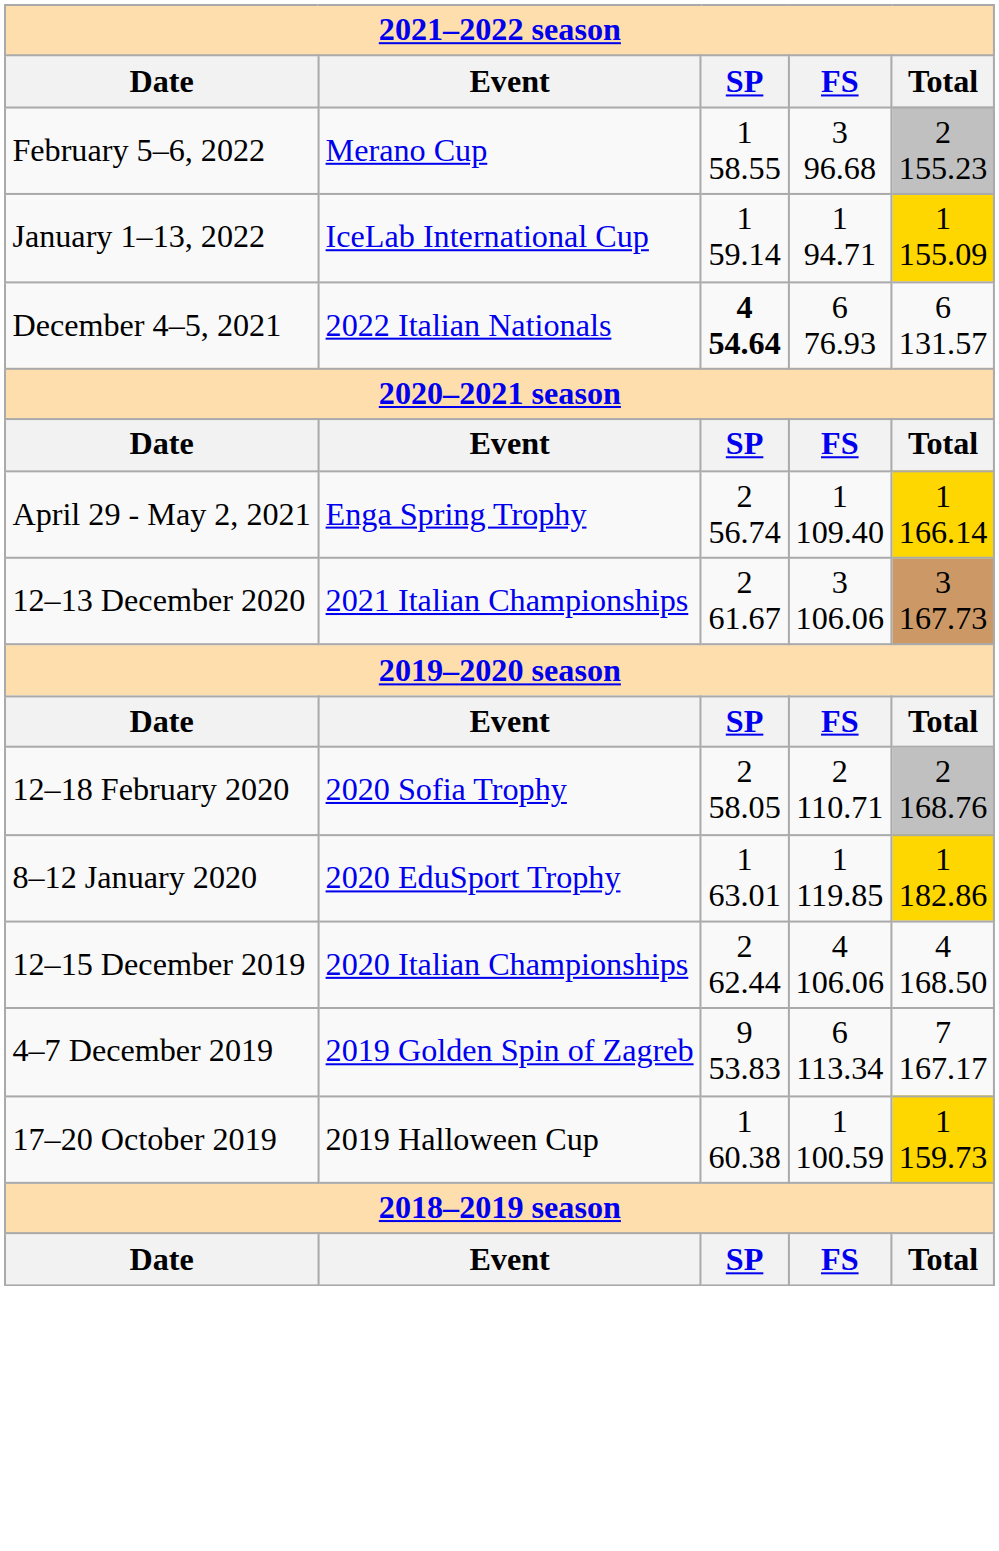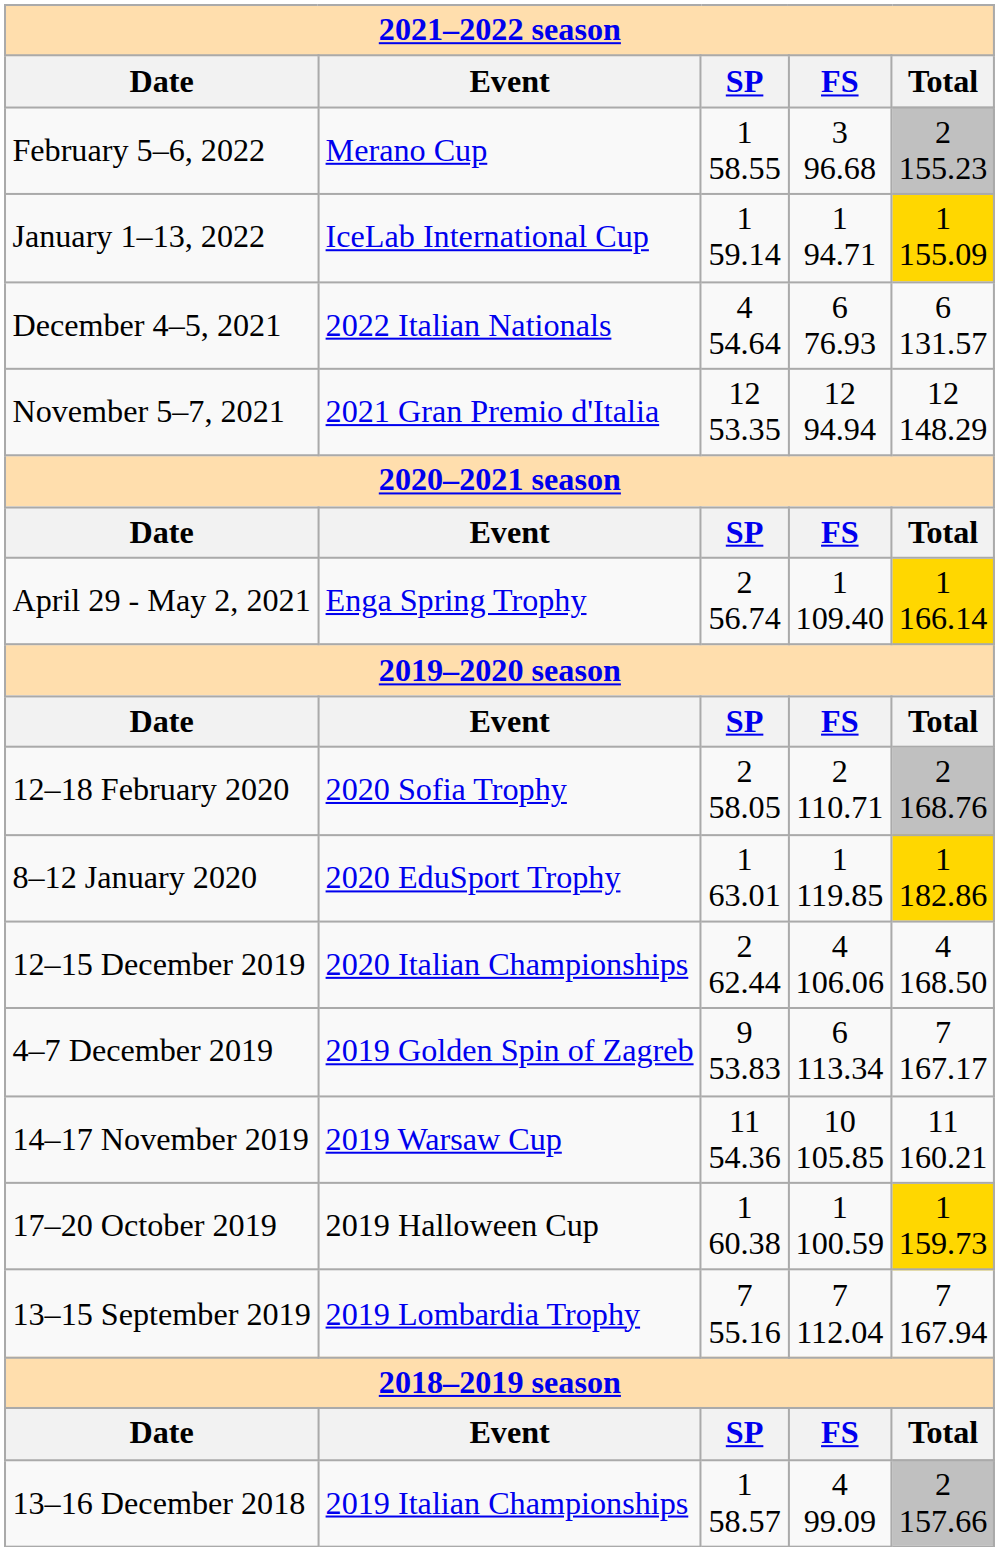(745, 324) bold -> (745, 324) normal
+ row: (149, 411)
- row: (159, 600)
+ row: (161, 1138)
+ row: (162, 1313)
+ row: (159, 1502)
